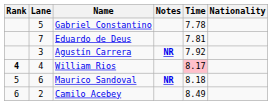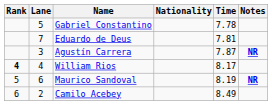columns swapped: (238, 11) <-> (168, 11)
(195, 53) 7.92 -> (226, 53) 7.87
(195, 66) pink background -> (226, 66) no background
(195, 80) 8.18 -> (226, 80) 8.19
